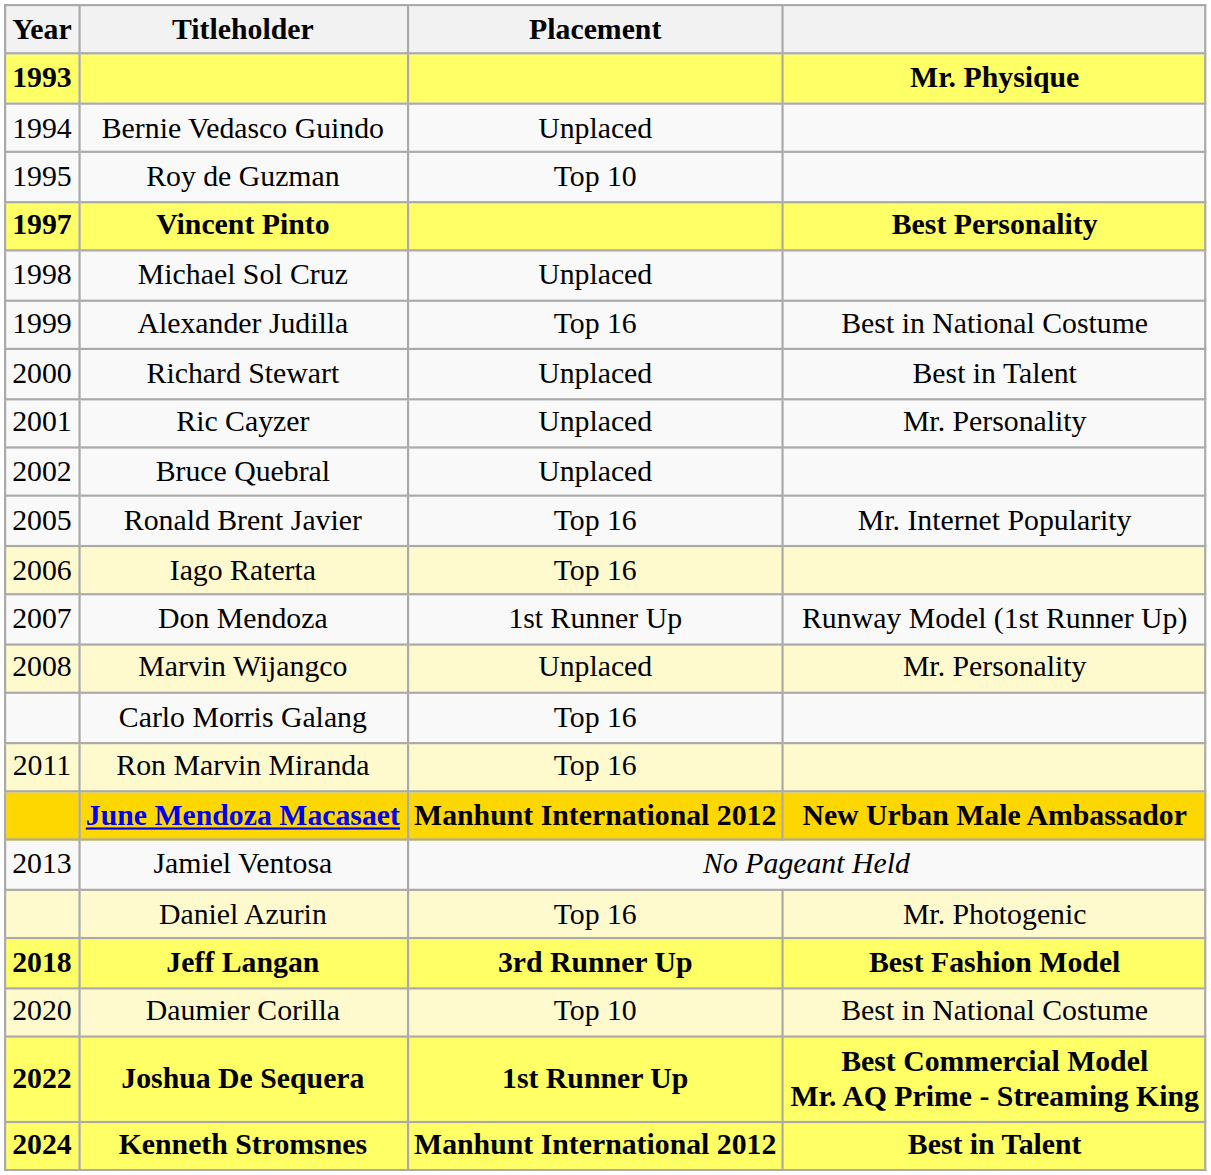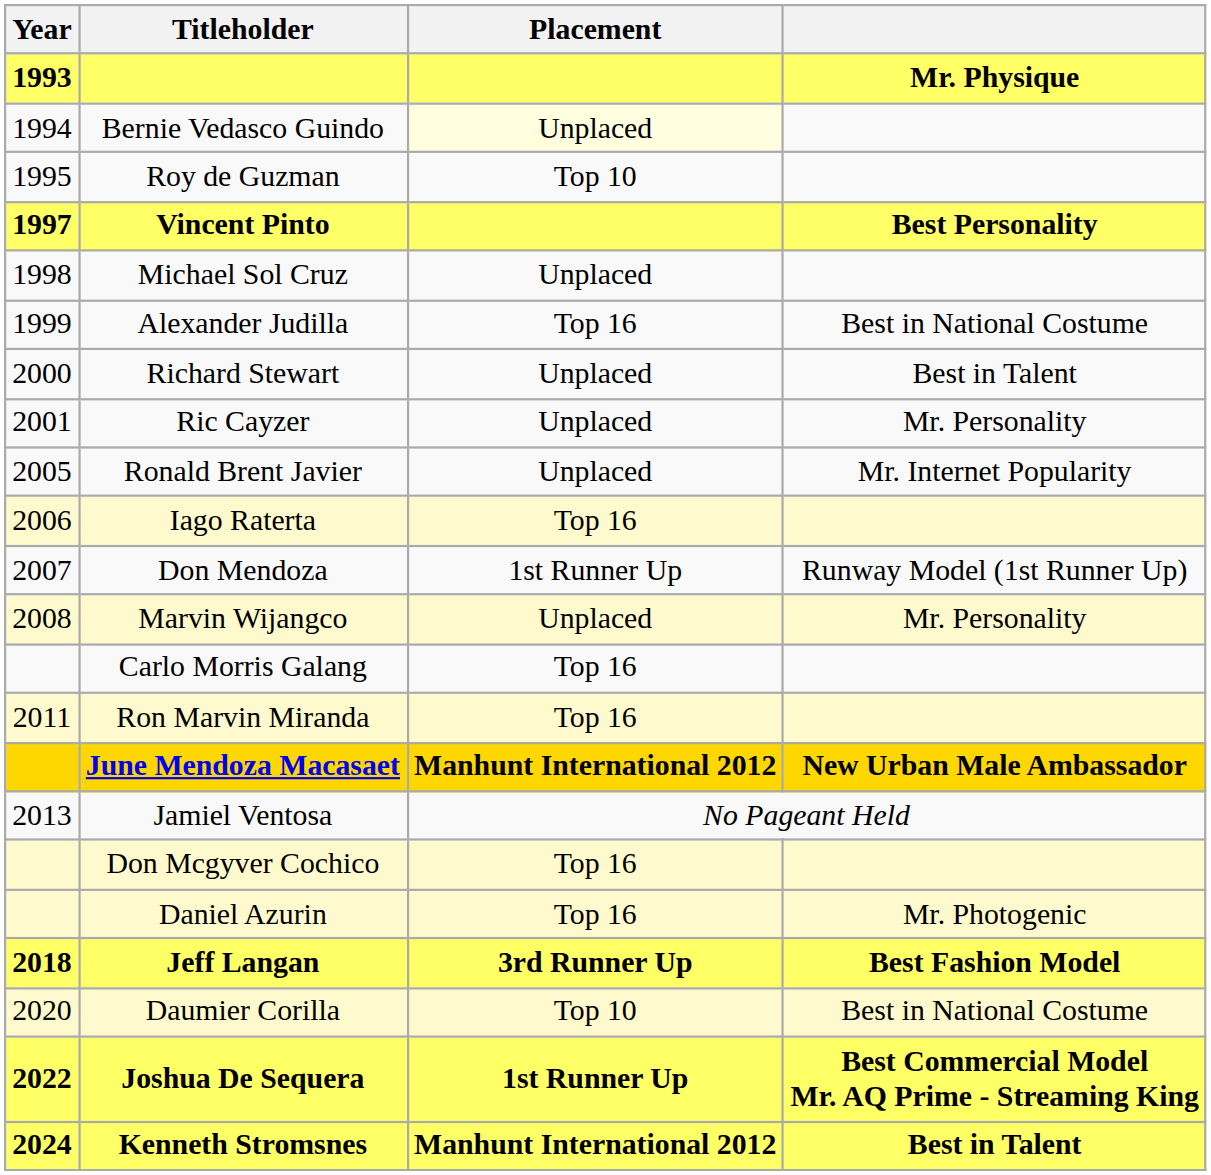(595, 126) no background -> (595, 126) lightyellow background
- row: (42, 470)
(595, 520) Top 16 -> (595, 470) Unplaced
+ row: (42, 865)
